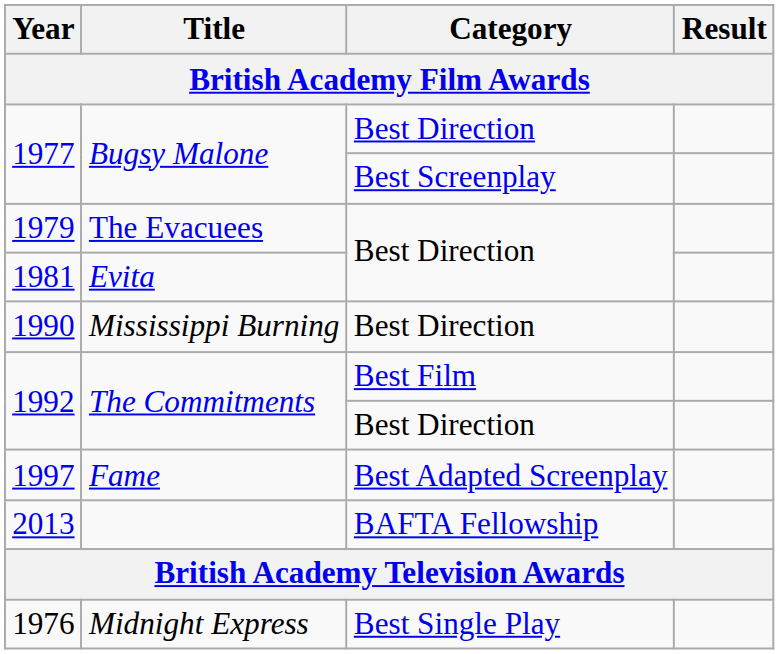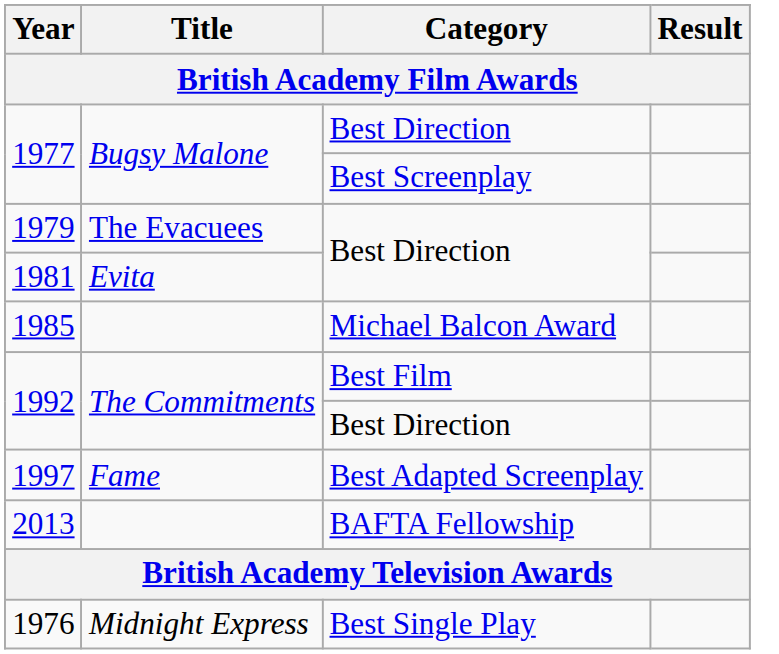+ row: (43, 326)
- row: (43, 326)
